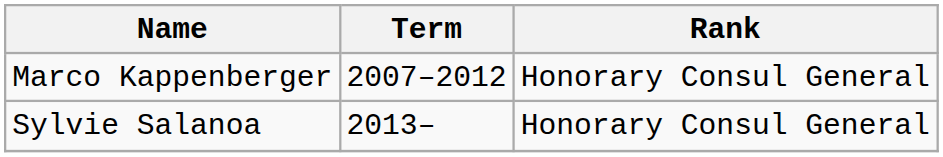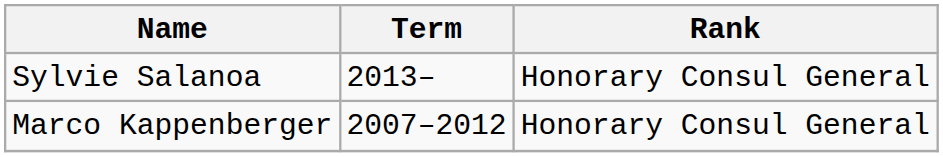rows swapped: (172, 78) <-> (137, 126)
